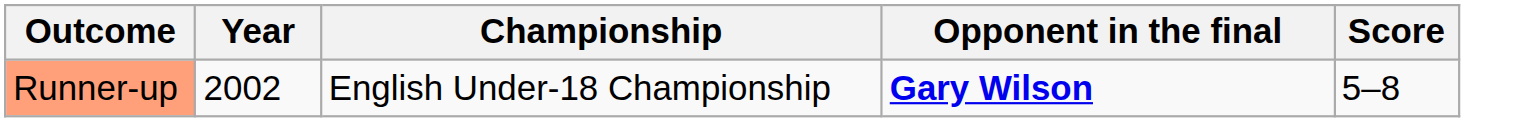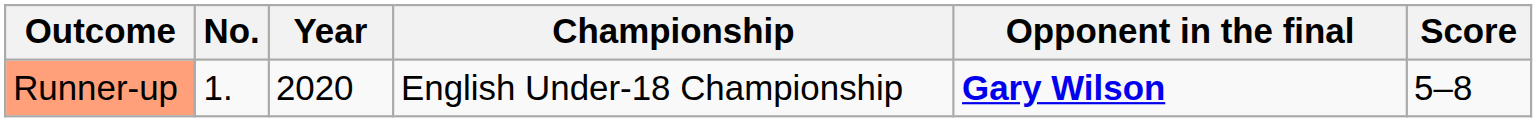+ column: (232, 32)
(242, 87) 2002 -> (315, 87) 2020
